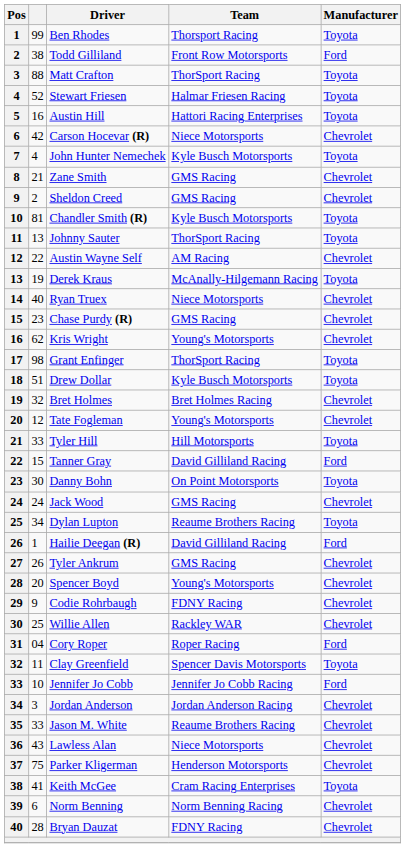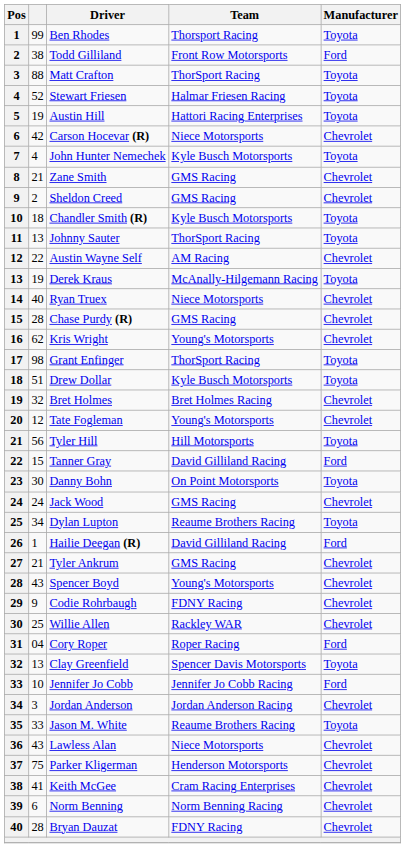(38, 116) 16 -> (38, 116) 19
(38, 217) 81 -> (38, 217) 18
(38, 319) 23 -> (38, 319) 28
(38, 441) 33 -> (38, 441) 56
(38, 562) 26 -> (38, 562) 21
(38, 583) 20 -> (38, 583) 43
(37, 664) 11 -> (38, 664) 13
(348, 725) Chevrolet -> (341, 725) Toyota
(341, 786) Toyota -> (348, 786) Chevrolet
